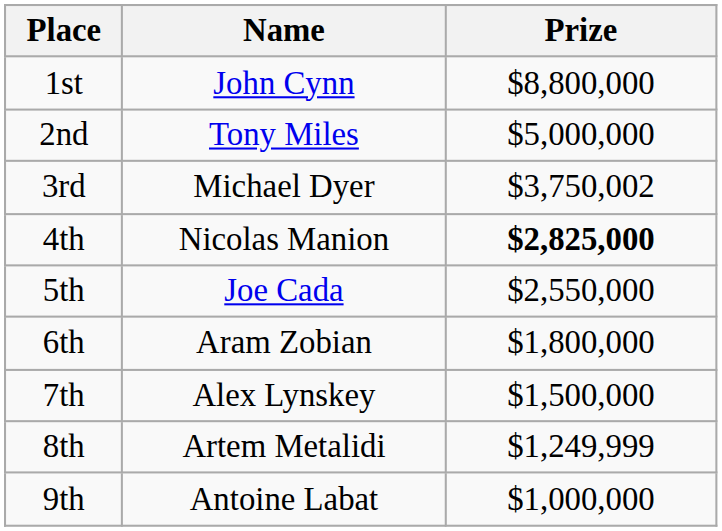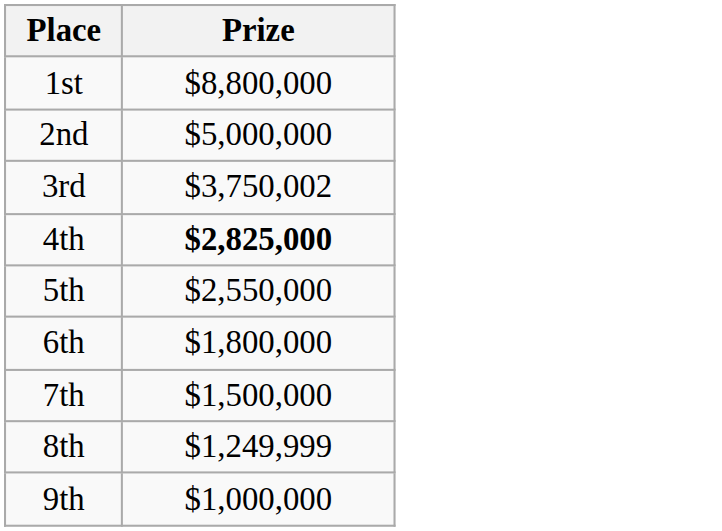- column: (284, 30)
